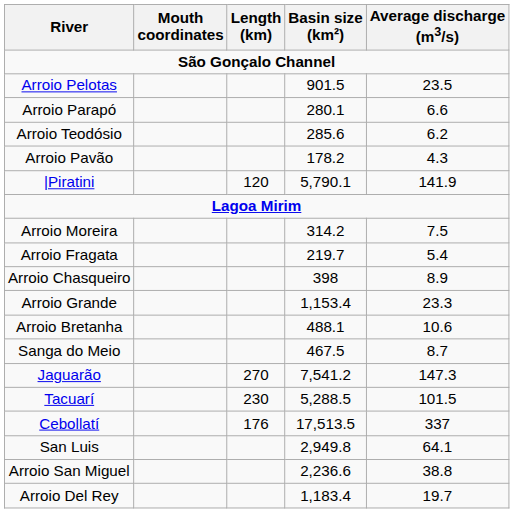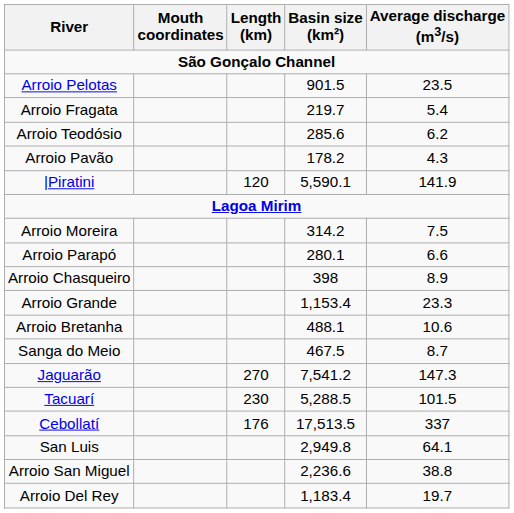rows swapped: (69, 254) <-> (69, 110)
(325, 182) 5,790.1 -> (325, 182) 5,590.1
